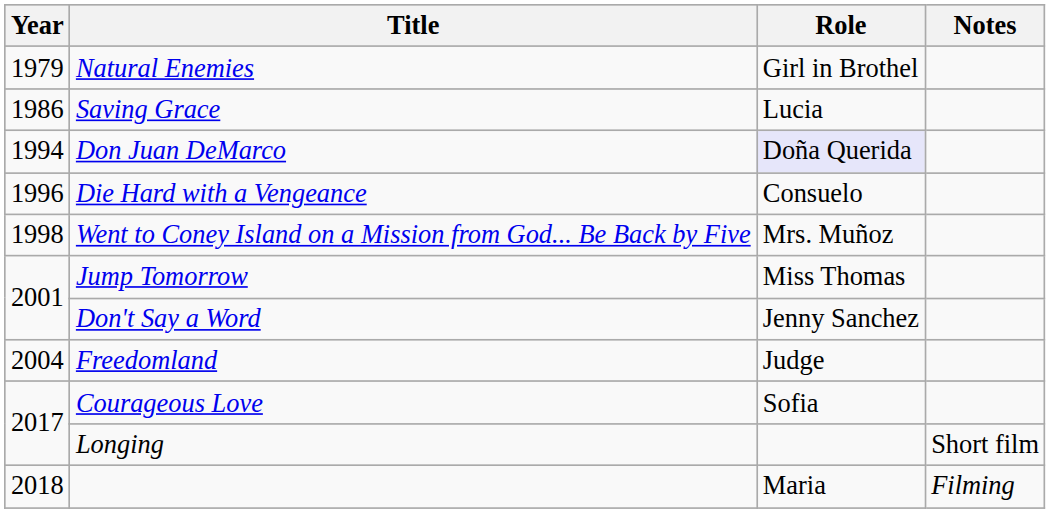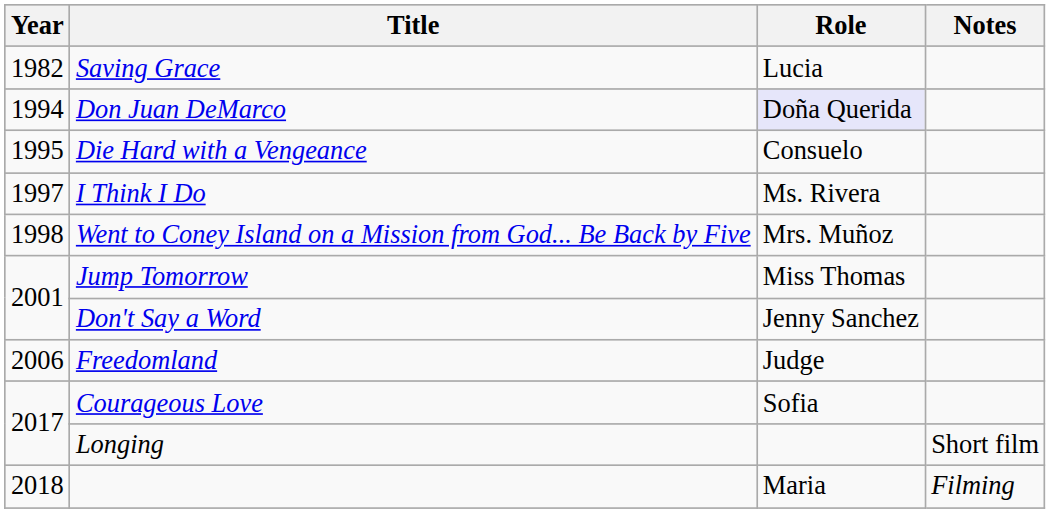- row: (165, 67)
(37, 109) 1986 -> (37, 67) 1982
(37, 192) 1996 -> (37, 151) 1995
+ row: (141, 192)
(37, 360) 2004 -> (37, 360) 2006
